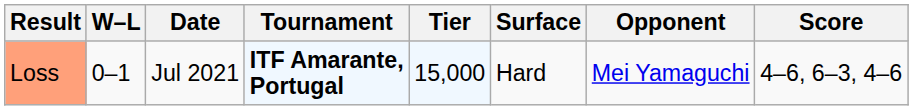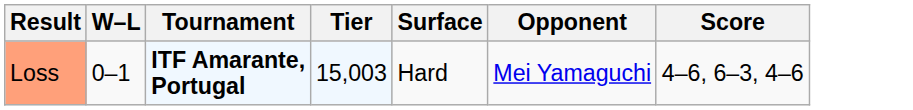- column: (195, 22)
(450, 72) 15,000 -> (351, 72) 15,003
